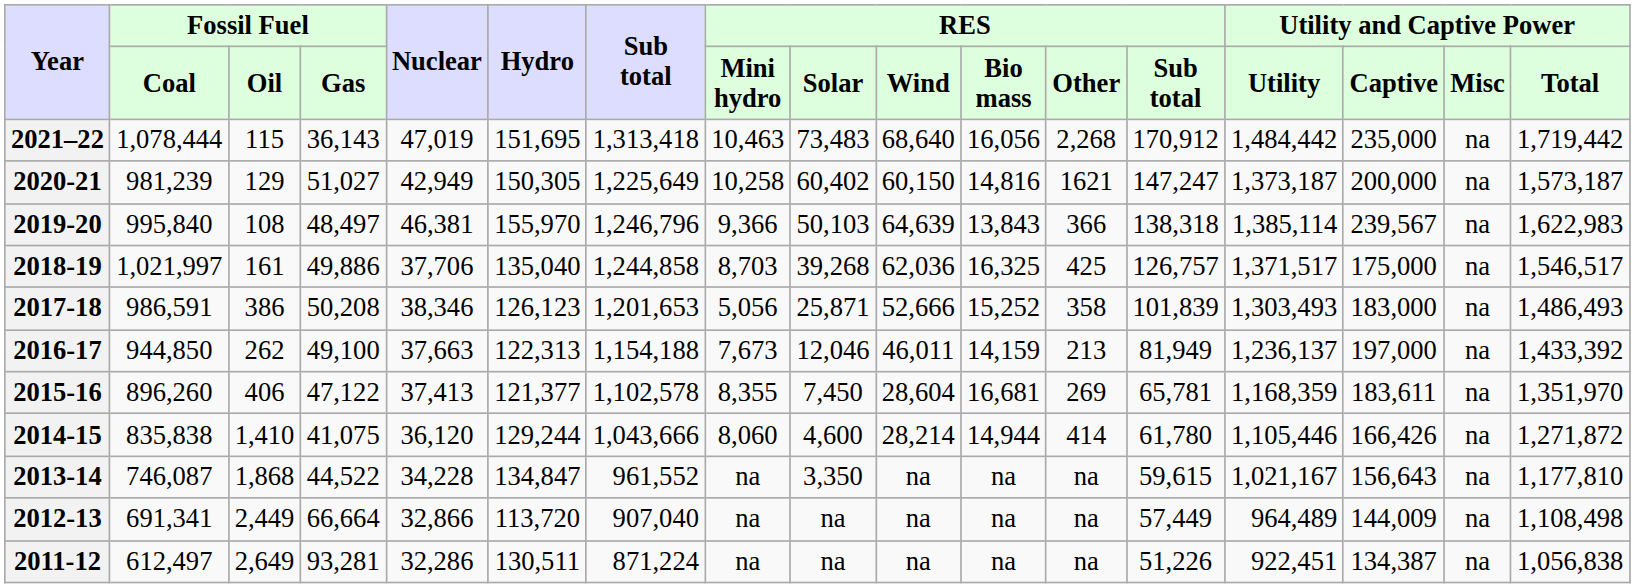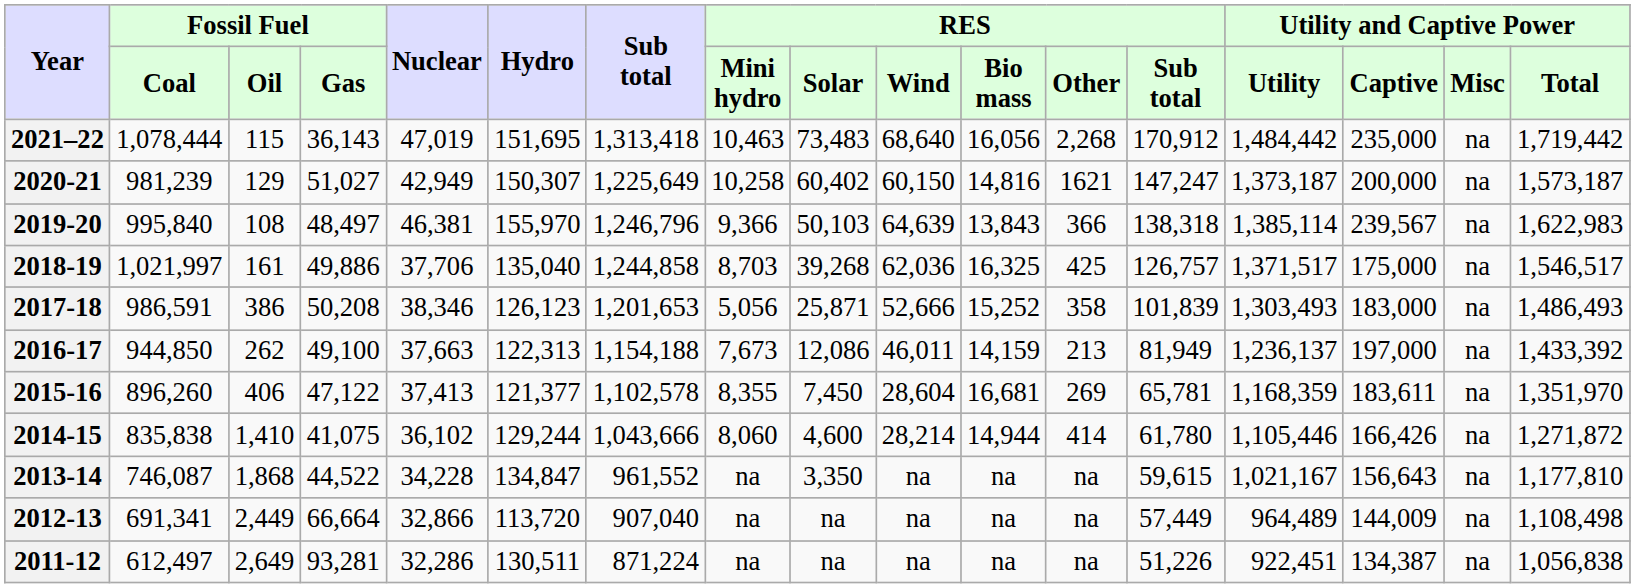(537, 181) 150,305 -> (537, 181) 150,307
(833, 350) 12,046 -> (833, 350) 12,086
(437, 434) 36,120 -> (437, 434) 36,102
